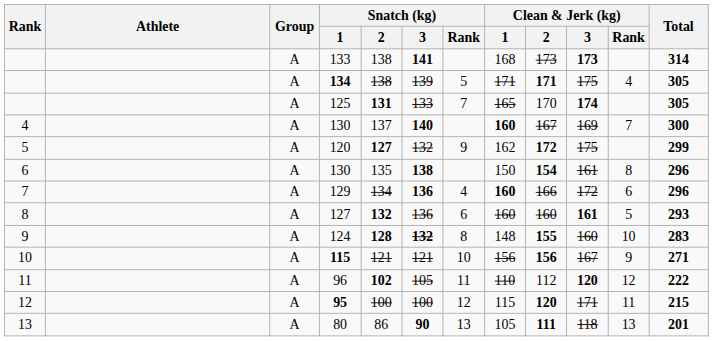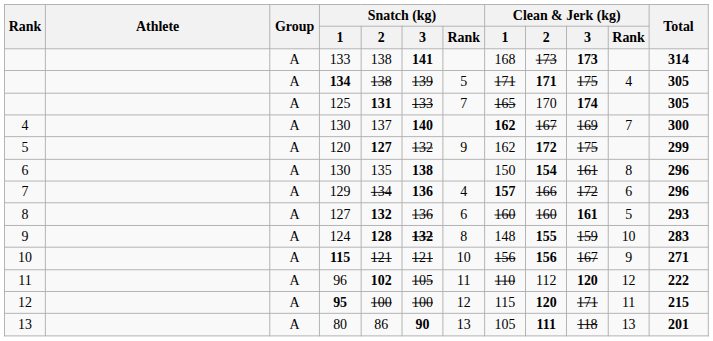(505, 125) 160 -> (505, 125) 162
(505, 192) 160 -> (505, 192) 157
(587, 236) 160 -> (587, 236) 159
